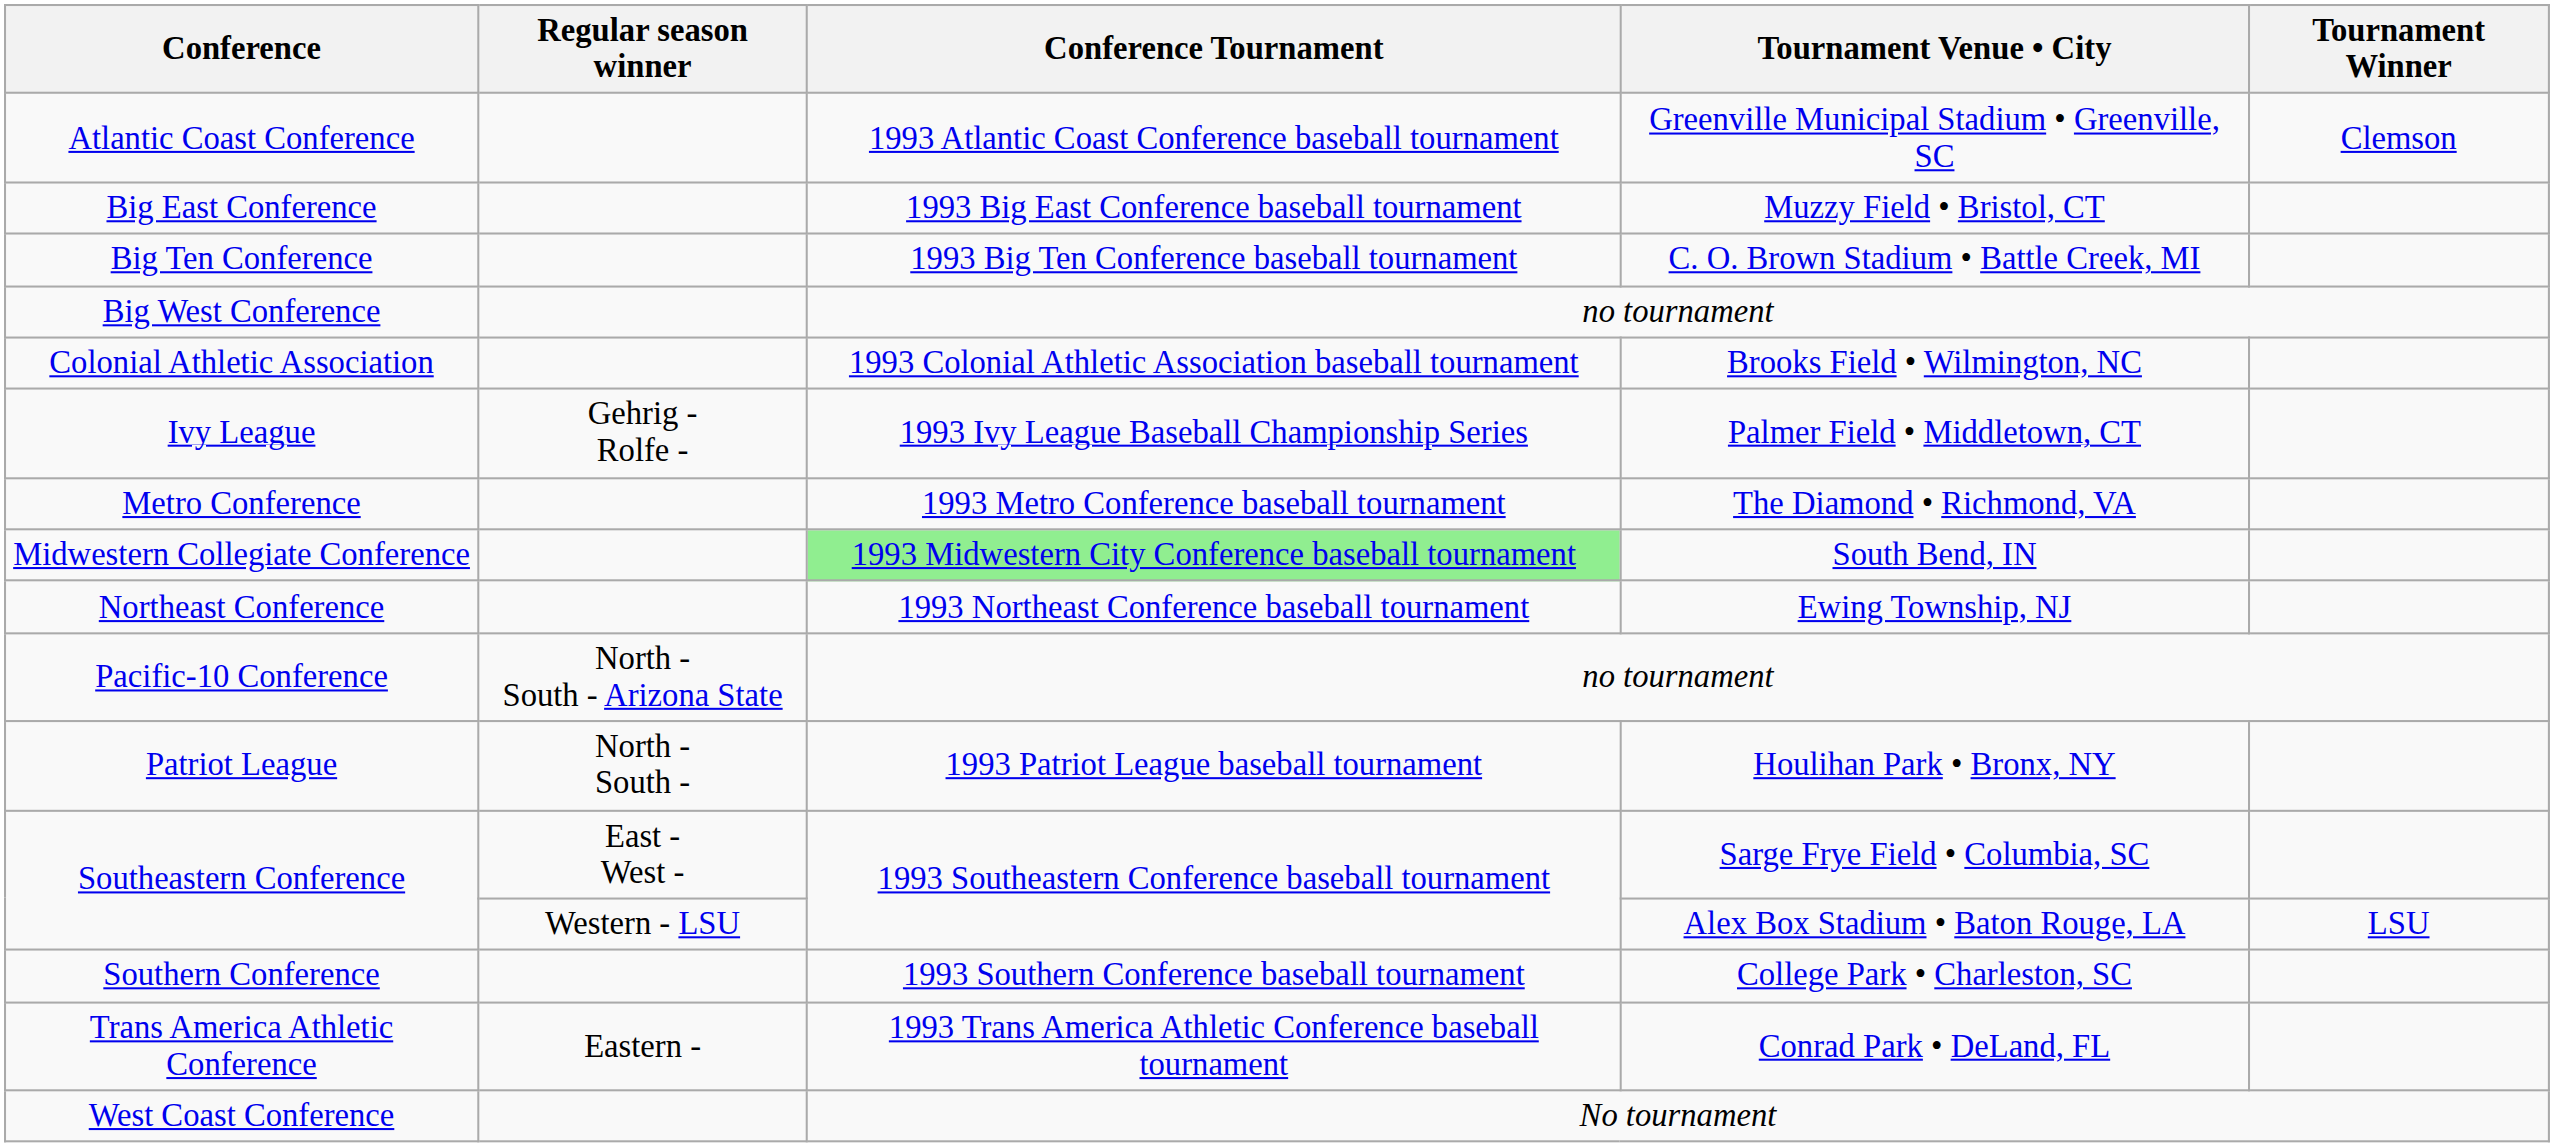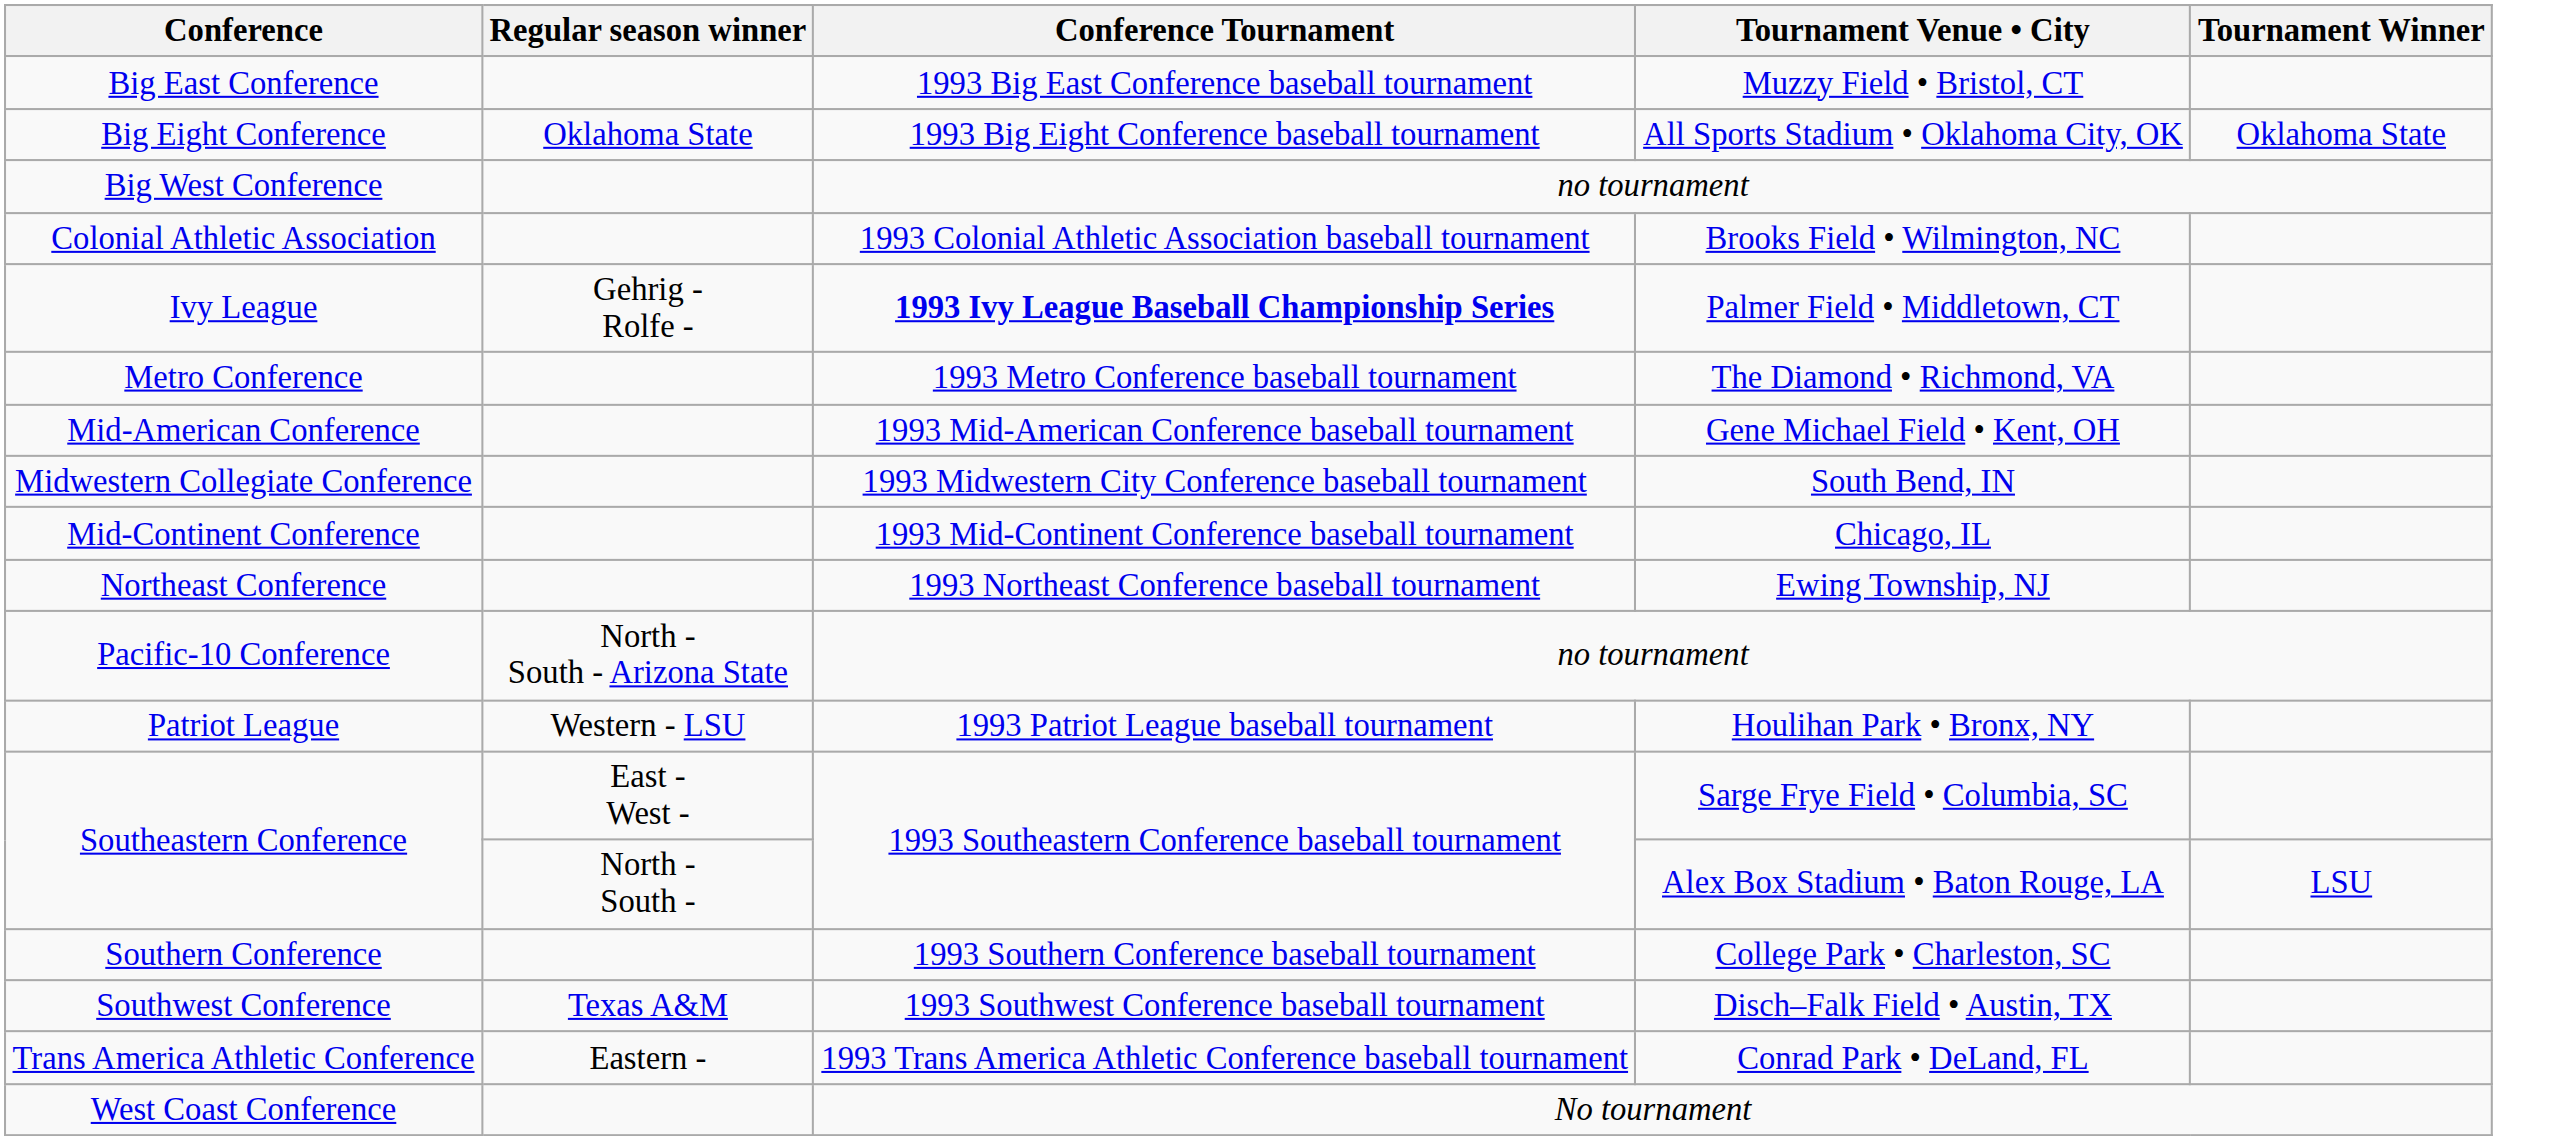- row: (242, 137)
+ row: (244, 133)
- row: (242, 259)
(1214, 432) normal -> (1225, 307) bold
+ row: (244, 429)
(1214, 554) lightgreen background -> (1225, 481) no background
+ row: (244, 532)
(643, 765) North - South - -> (648, 725) Western - LSU
(643, 923) Western - LSU -> (648, 883) North - South -
+ row: (244, 1005)
